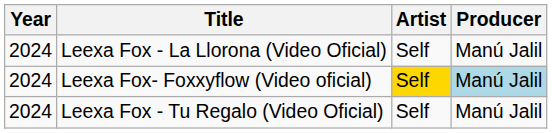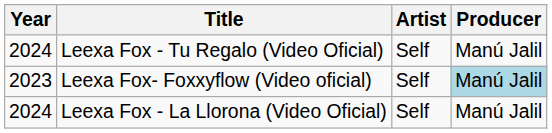rows swapped: (224, 50) <-> (222, 111)
(31, 81) 2024 -> (31, 81) 2023
(412, 81) gold background -> (412, 81) no background
